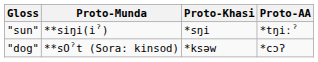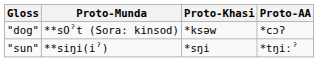rows swapped: (23, 30) <-> (23, 48)
